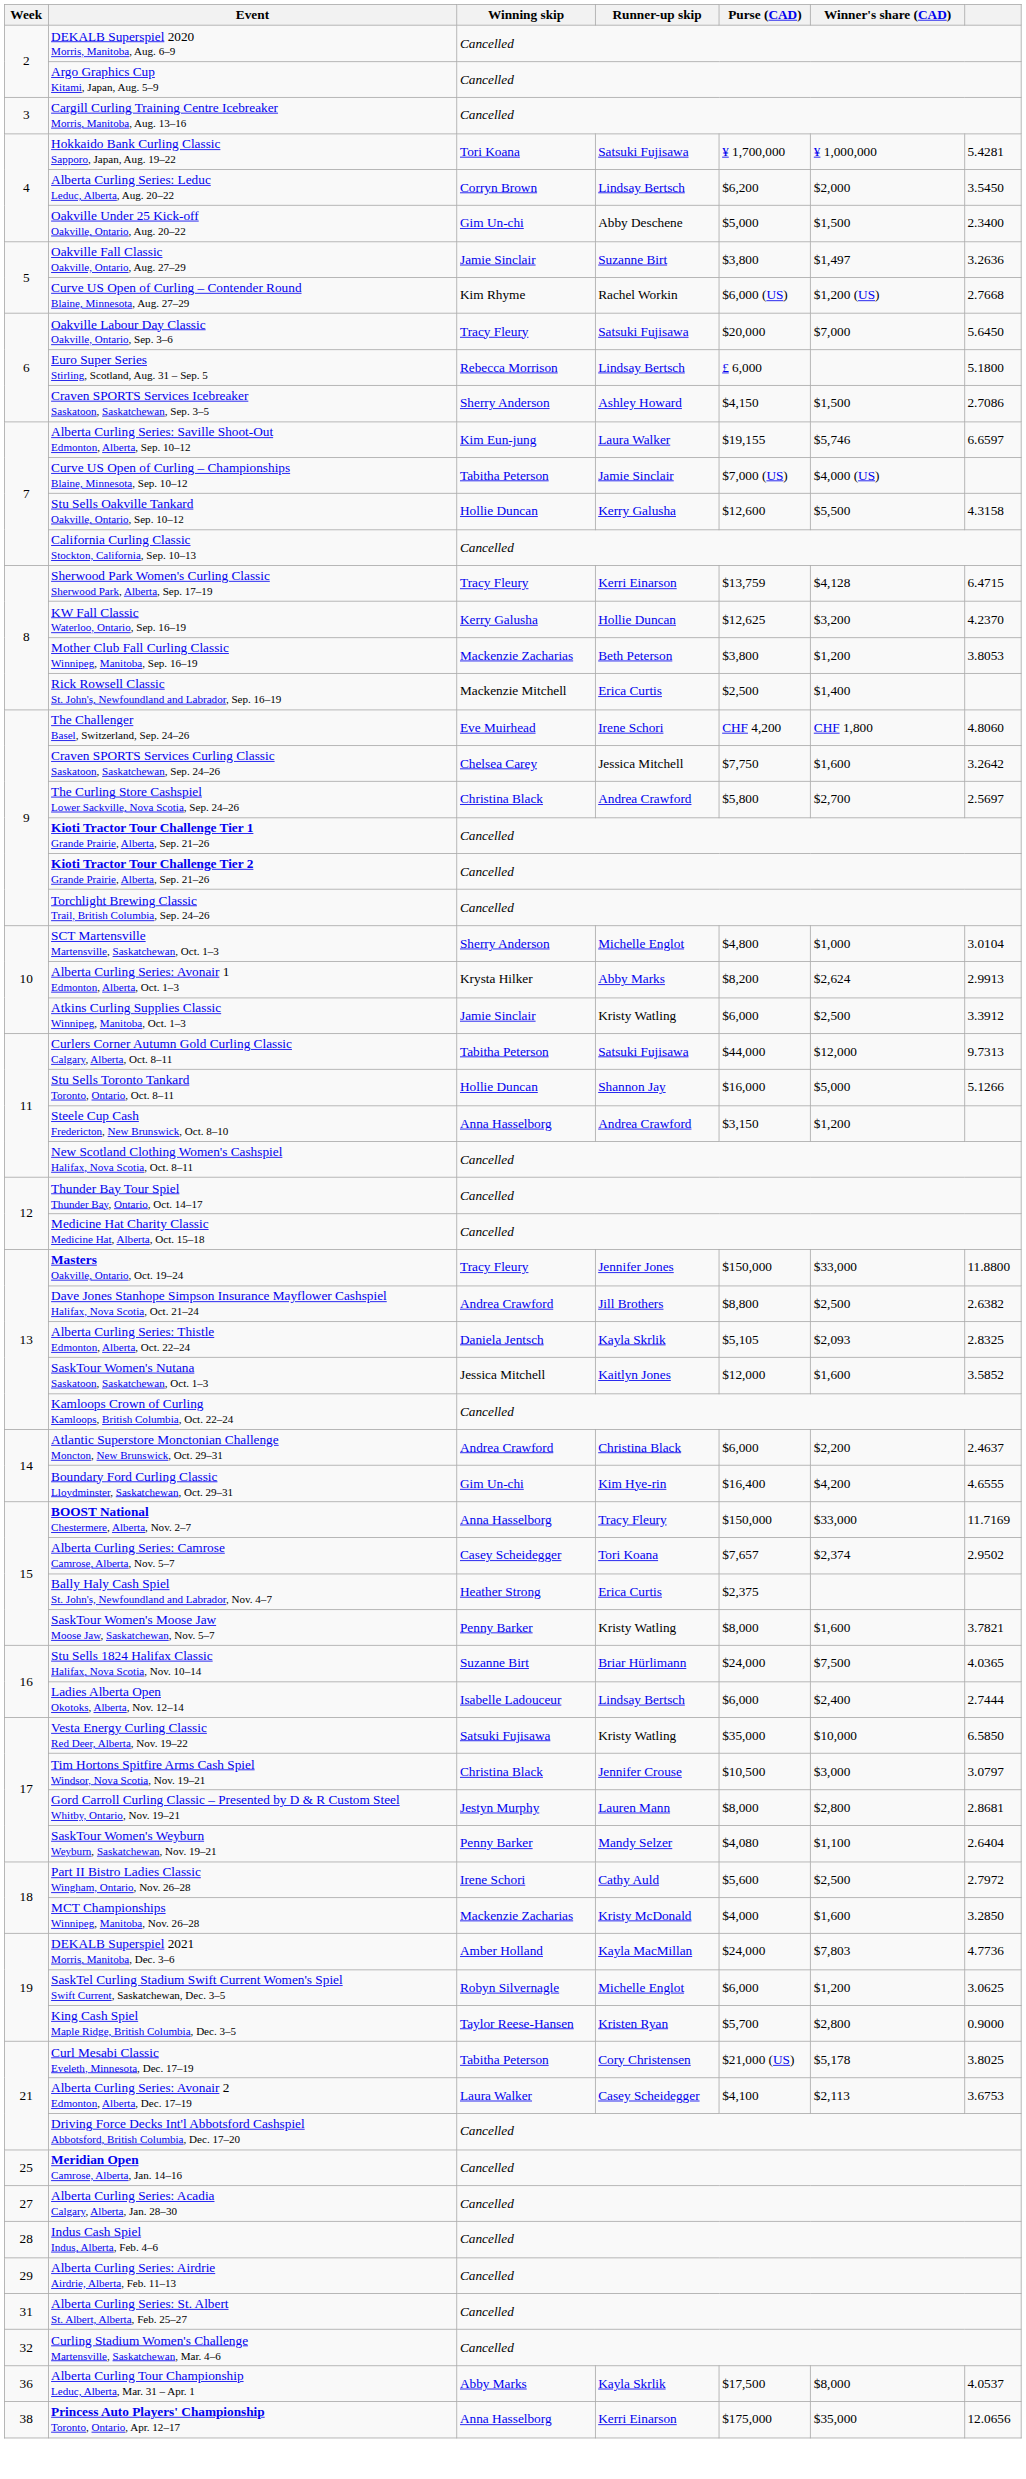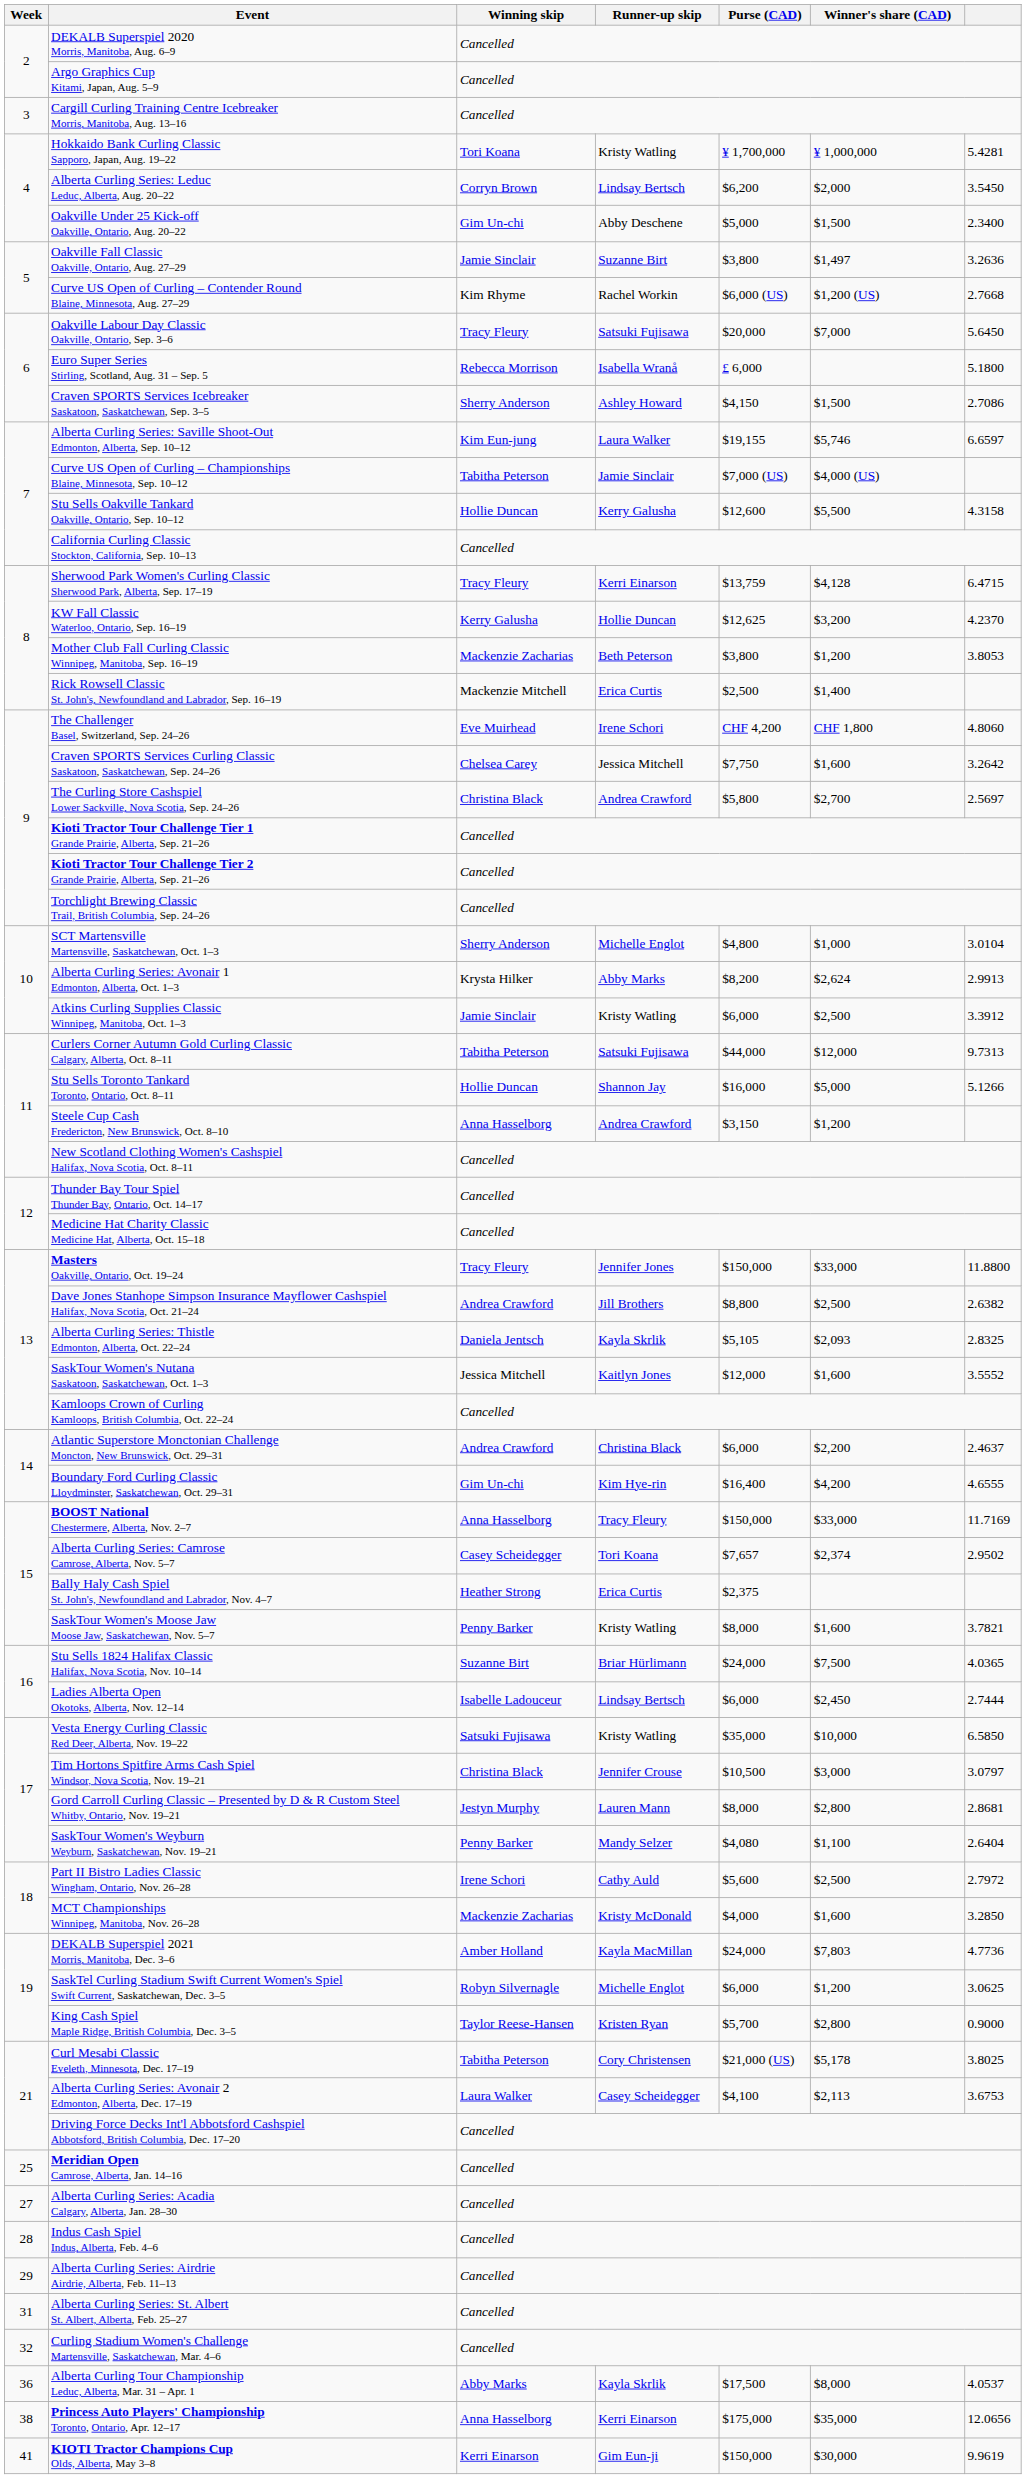(643, 151) Satsuki Fujisawa -> (637, 151) Kristy Watling
(641, 367) Lindsay Bertsch -> (638, 367) Isabella Wranå
(986, 1375) 3.5852 -> (986, 1375) 3.5552
(832, 1699) $2,400 -> (832, 1699) $2,450
+ row: (142, 2455)
